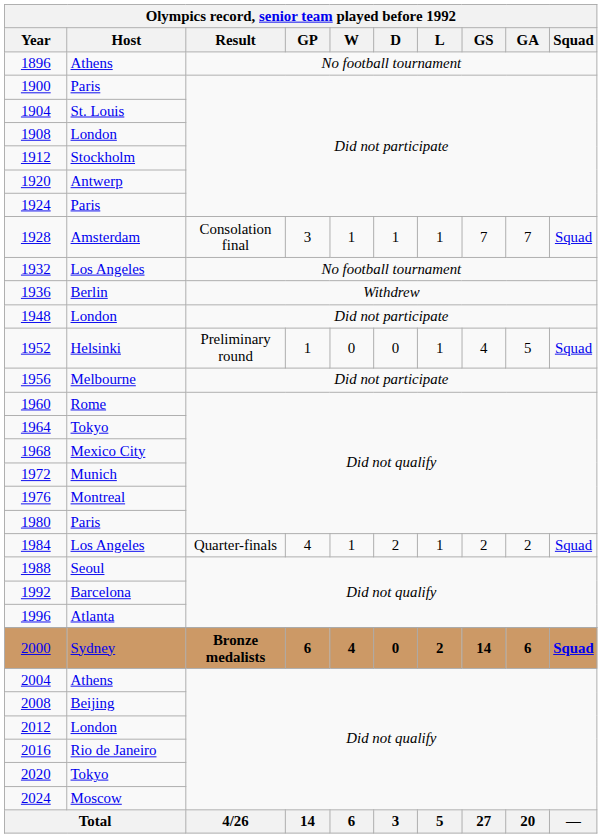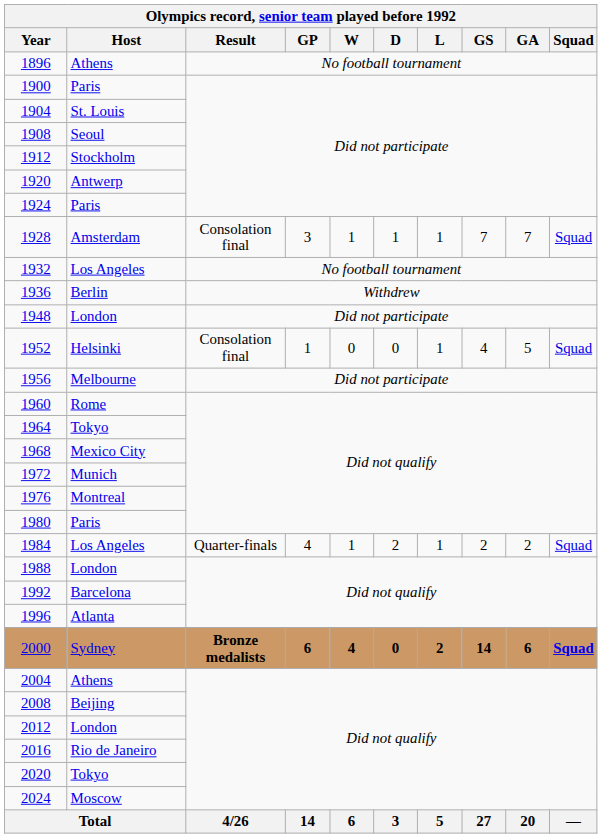(94, 134) London -> (88, 134) Seoul
(236, 348) Preliminary round -> (236, 348) Consolation final
(88, 568) Seoul -> (94, 568) London
